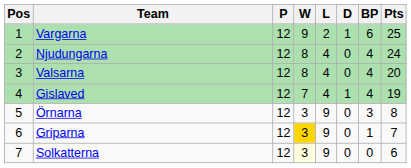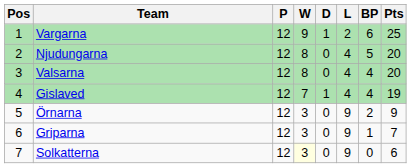columns swapped: (348, 14) <-> (326, 14)
(370, 53) 4 -> (370, 53) 5
(394, 53) 24 -> (394, 53) 20
(370, 113) 3 -> (370, 113) 2
(394, 113) 8 -> (394, 113) 9
(305, 133) gold background -> (305, 133) no background
